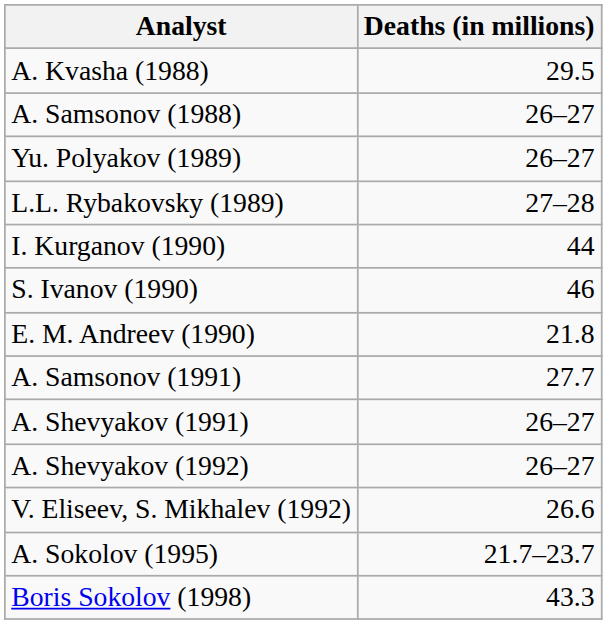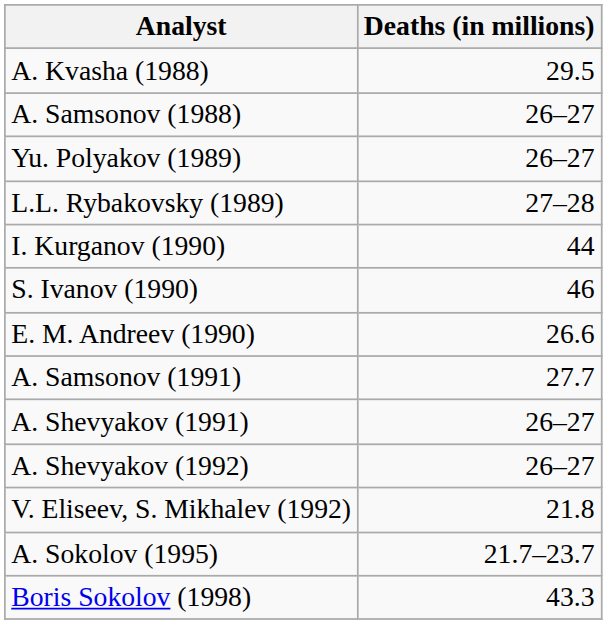(570, 333) 21.8 -> (570, 333) 26.6
(570, 509) 26.6 -> (570, 509) 21.8
